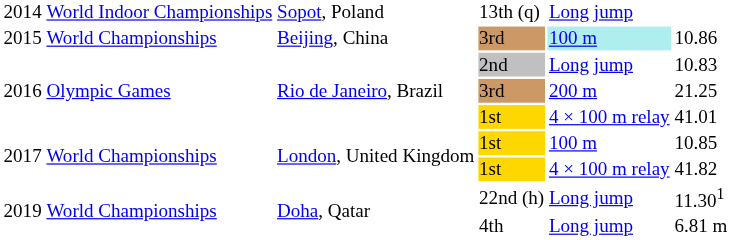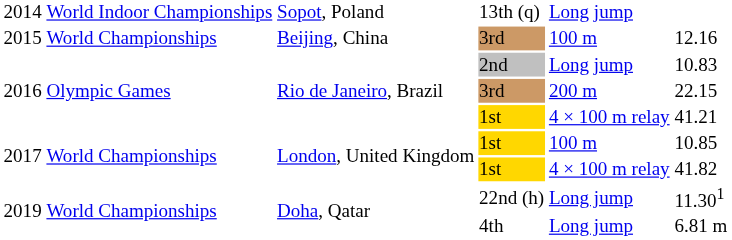(573, 38) paleturquoise background -> (573, 38) no background
(696, 38) 10.86 -> (696, 38) 12.16
(696, 90) 21.25 -> (696, 90) 22.15
(696, 116) 41.01 -> (696, 116) 41.21
